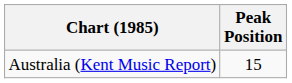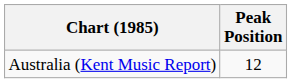(253, 63) 15 -> (253, 63) 12
